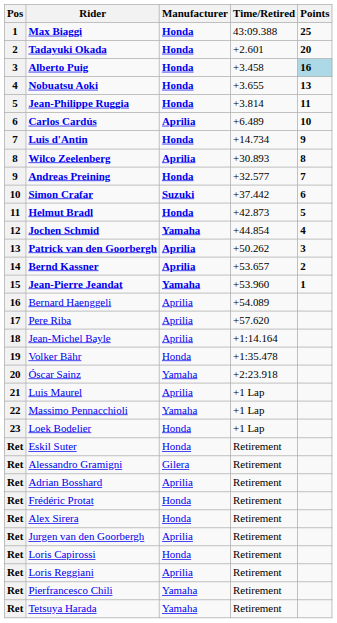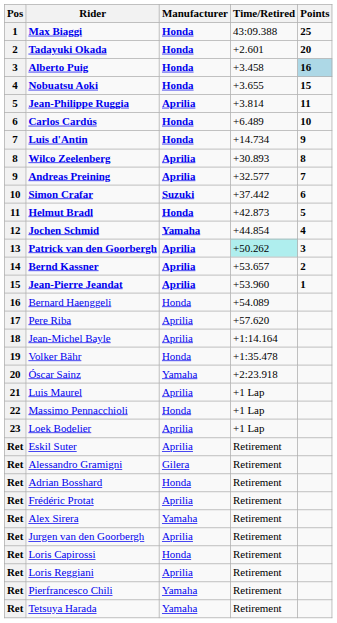(306, 85) 13 -> (306, 85) 15
(178, 103) Honda -> (179, 103) Aprilia
(179, 121) Aprilia -> (178, 121) Honda
(178, 176) Honda -> (179, 176) Aprilia
(251, 248) no background -> (251, 248) paleturquoise background
(181, 284) Yamaha -> (179, 284) Aprilia
(177, 302) Aprilia -> (177, 302) Honda
(180, 410) Yamaha -> (177, 410) Honda
(177, 428) Honda -> (177, 428) Aprilia
(177, 446) Honda -> (177, 446) Aprilia
(177, 482) Aprilia -> (177, 482) Honda
(177, 500) Honda -> (177, 500) Aprilia
(177, 518) Honda -> (180, 518) Yamaha
